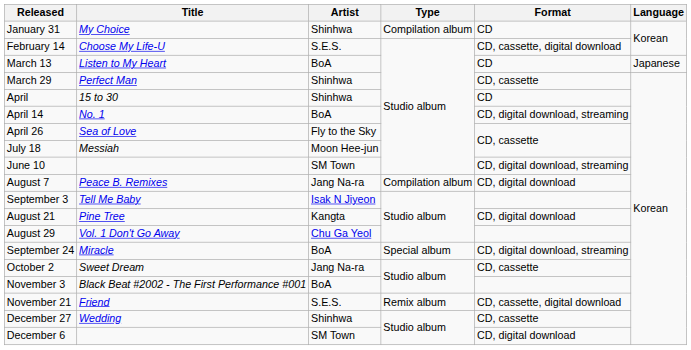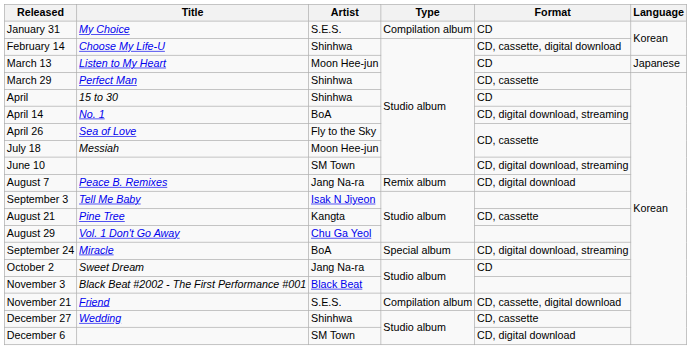(332, 30) Shinhwa -> (326, 30) S.E.S.
(326, 47) S.E.S. -> (332, 47) Shinhwa
(321, 64) BoA -> (345, 64) Moon Hee-jun
(428, 183) Compilation album -> (415, 183) Remix album
(526, 217) CD, digital download -> (508, 217) CD, cassette
(508, 268) CD, cassette -> (485, 268) CD
(321, 285) BoA -> (337, 285) Black Beat
(415, 302) Remix album -> (428, 302) Compilation album
